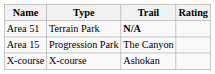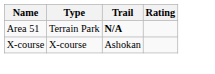- row: (23, 45)
